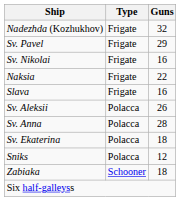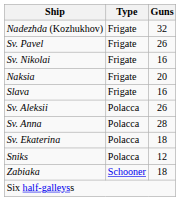(162, 44) 29 -> (162, 44) 26
(162, 76) 22 -> (162, 76) 20
